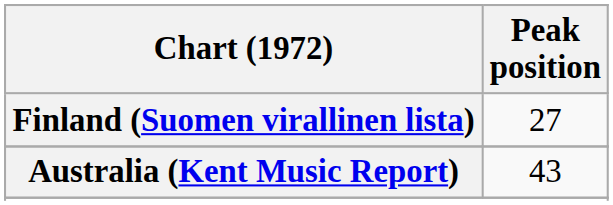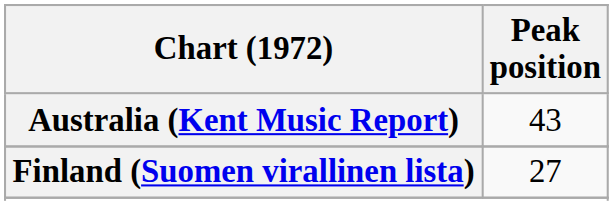rows swapped: (244, 171) <-> (244, 119)
